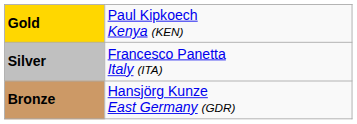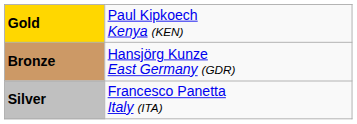rows swapped: (27, 61) <-> (32, 99)
